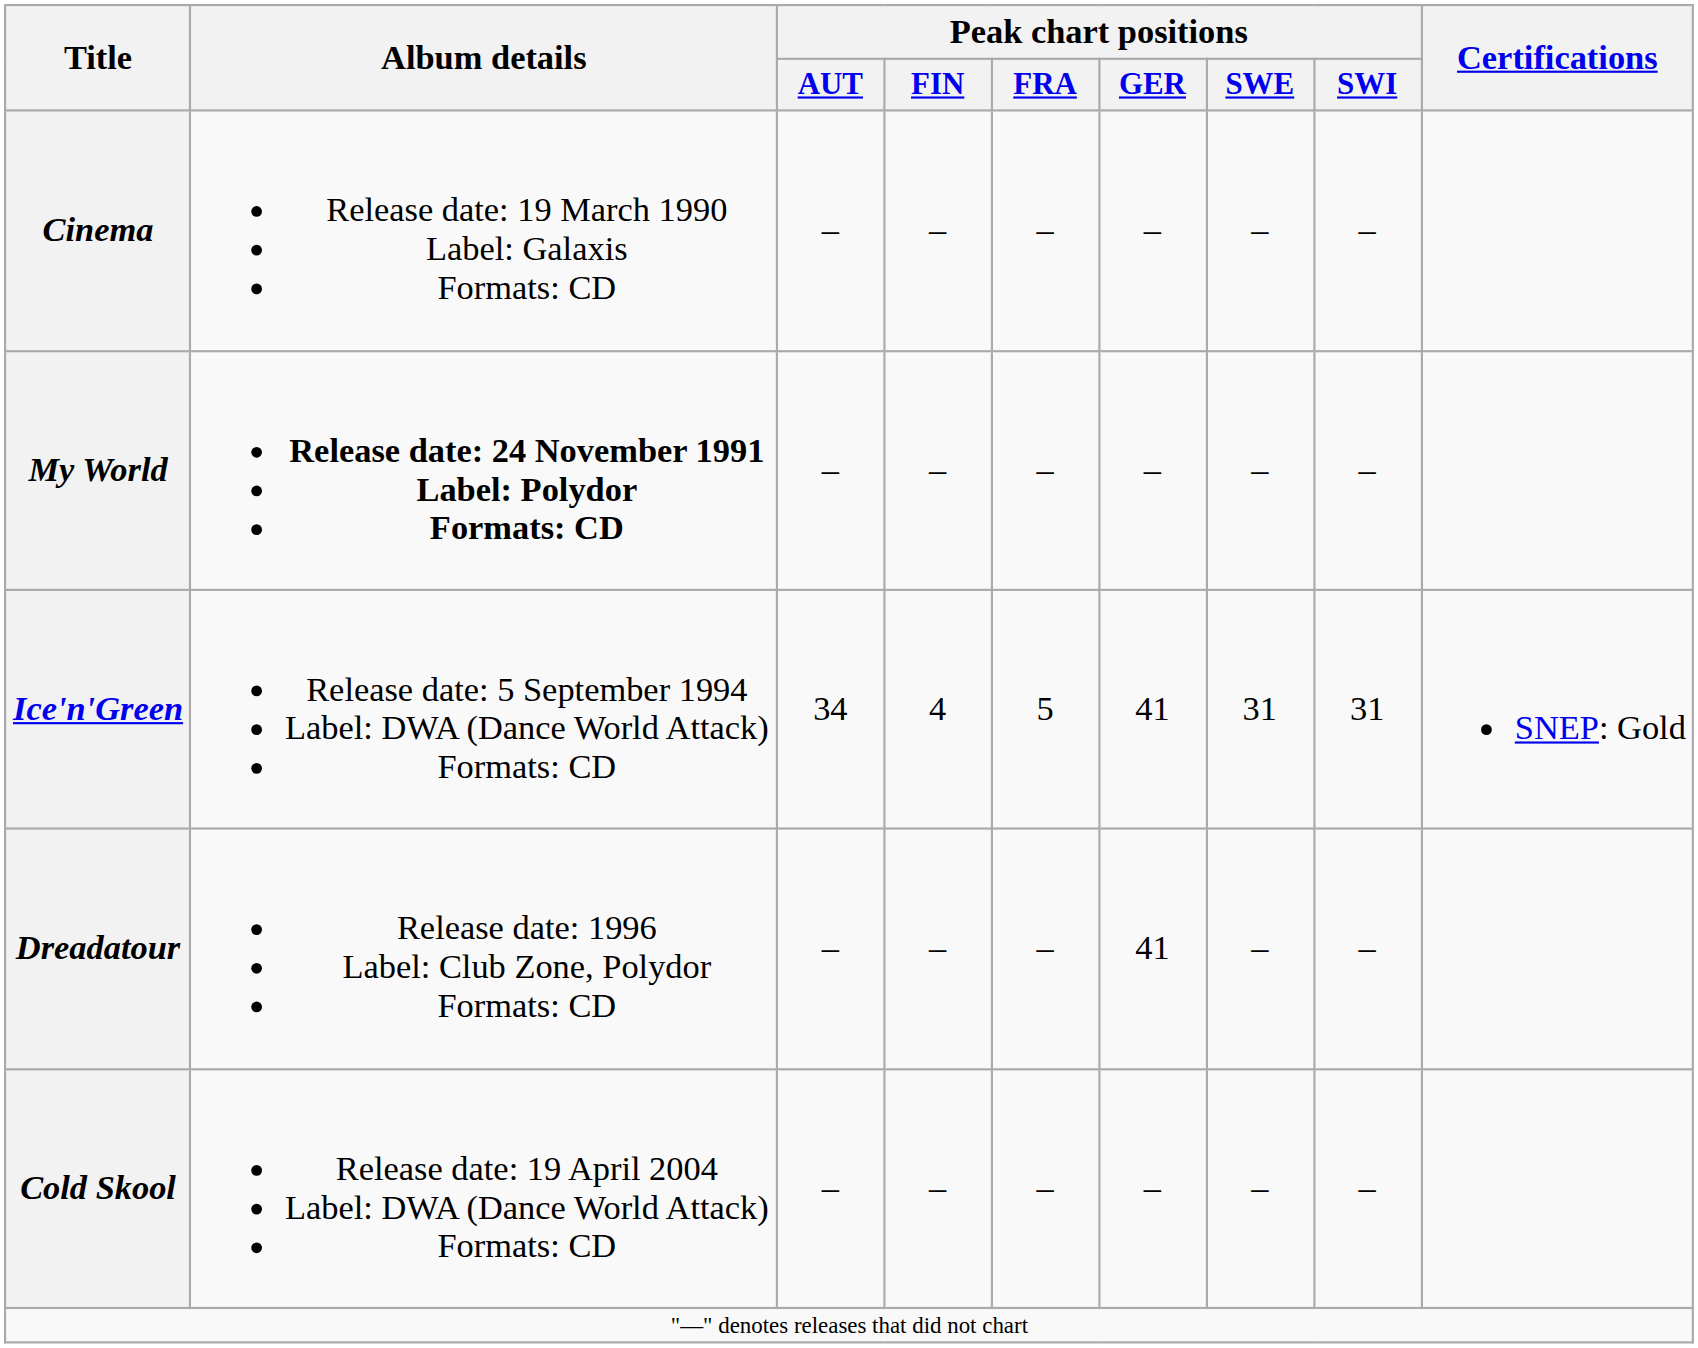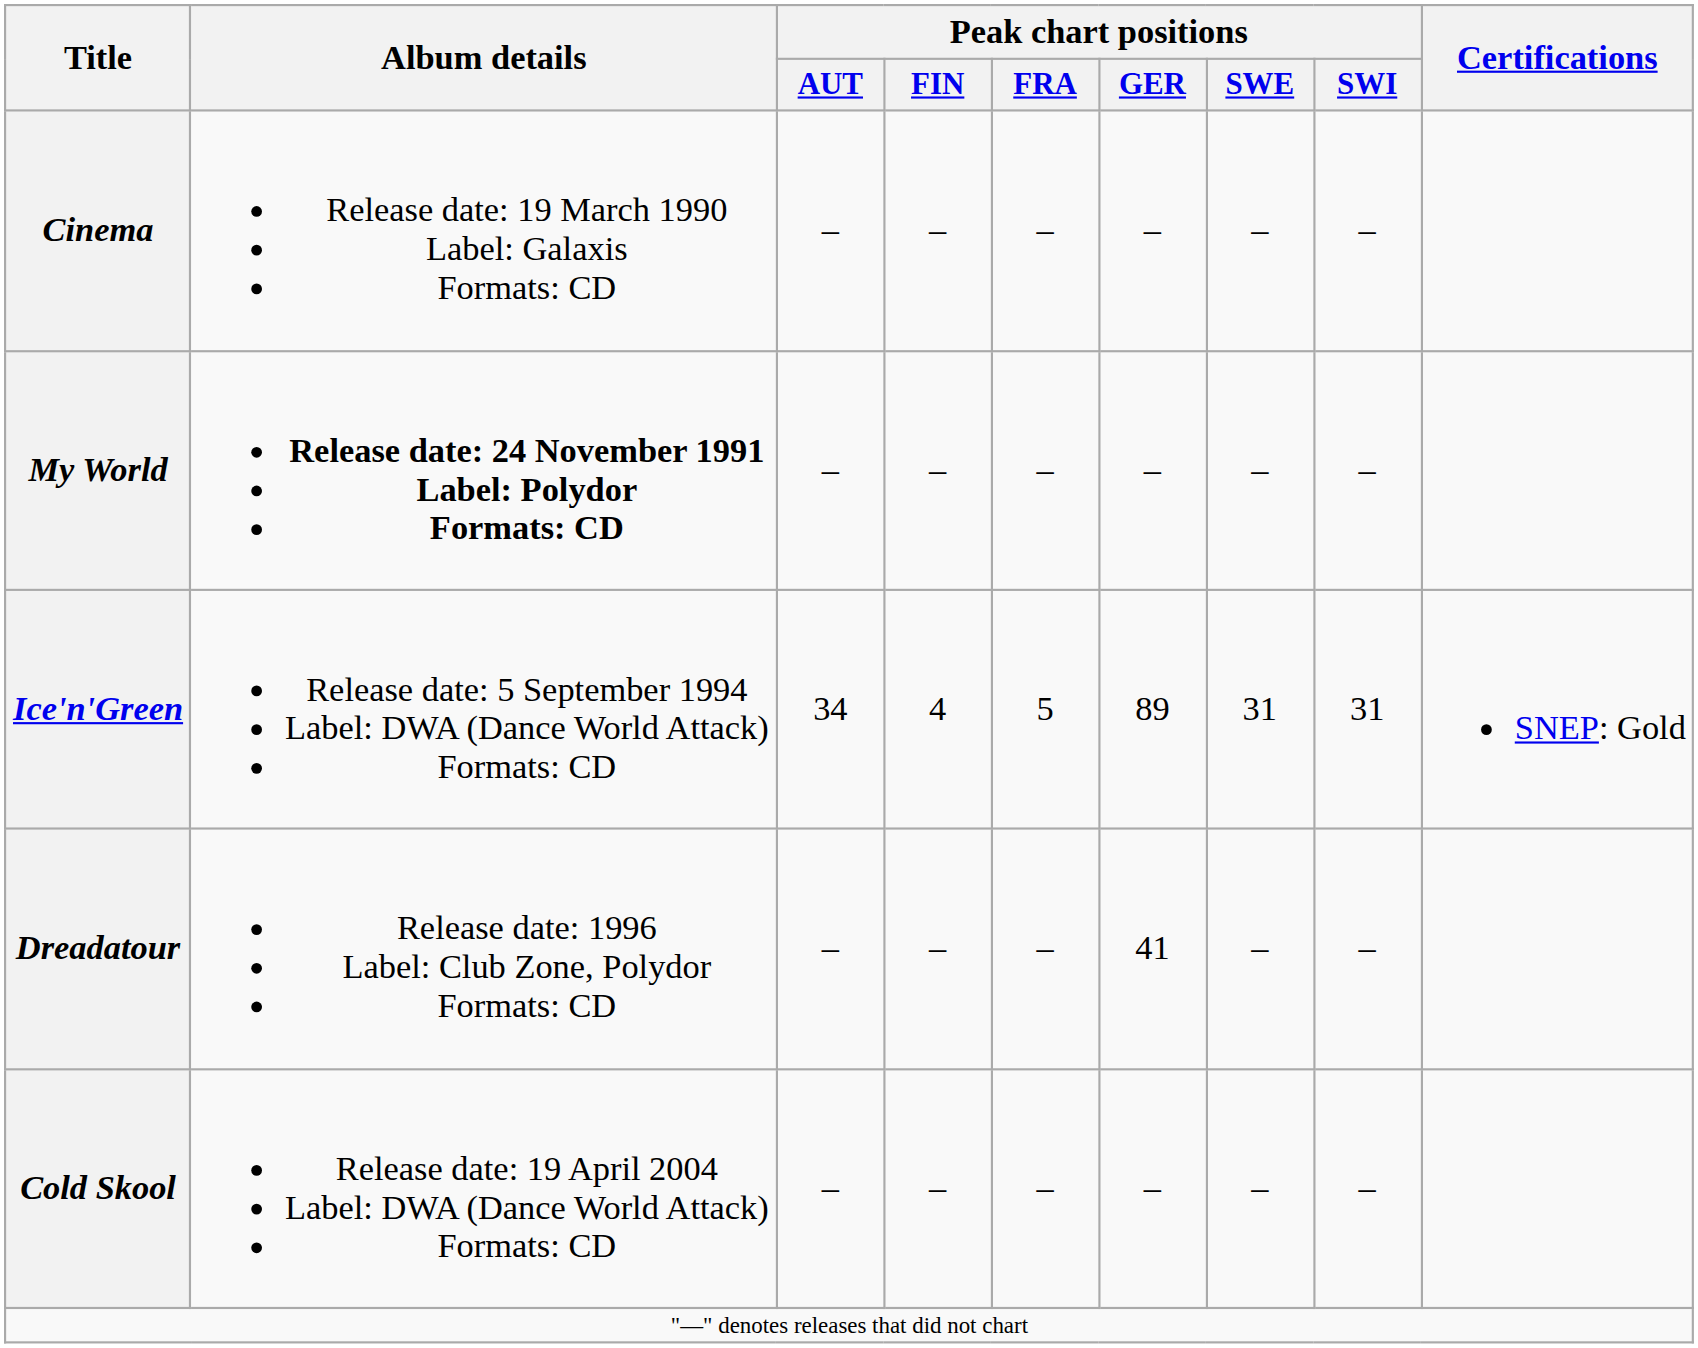(1152, 708) 41 -> (1152, 708) 89
